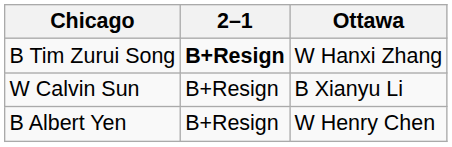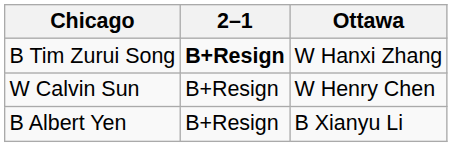(349, 89) B Xianyu Li -> (365, 89) W Henry Chen
(365, 123) W Henry Chen -> (349, 123) B Xianyu Li
